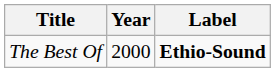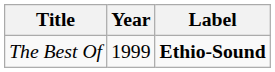(131, 51) 2000 -> (131, 51) 1999
